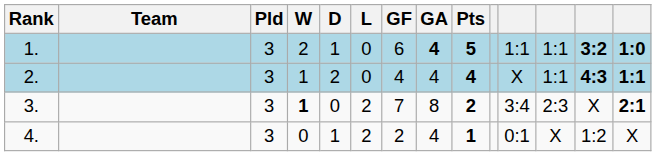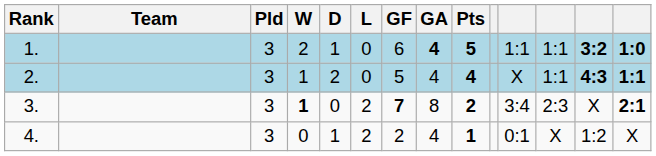(399, 77) 4 -> (399, 77) 5
(399, 106) normal -> (399, 106) bold
